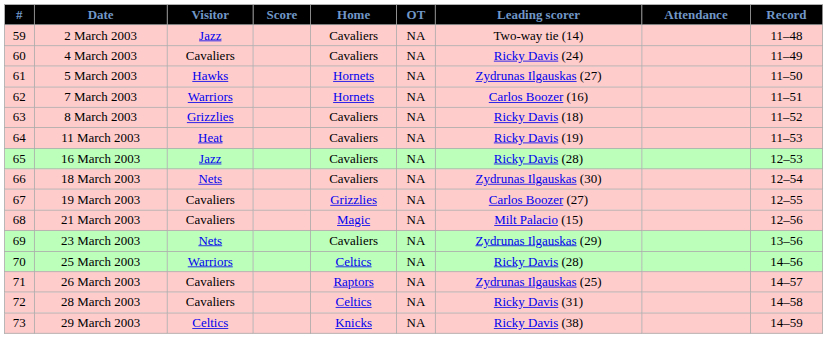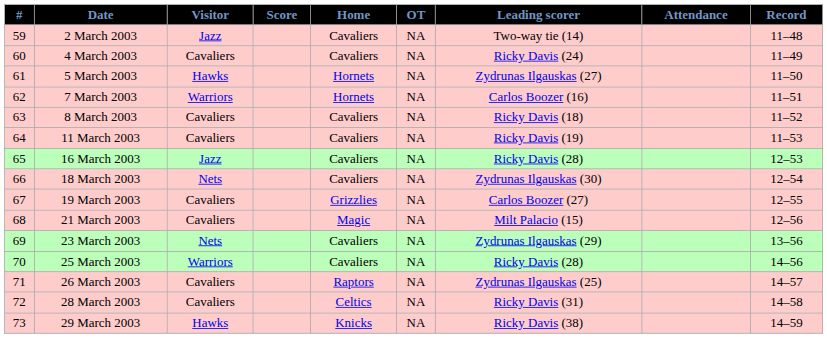(210, 117) Grizzlies -> (210, 117) Cavaliers
(210, 138) Heat -> (210, 138) Cavaliers
(354, 261) Celtics -> (354, 261) Cavaliers
(210, 323) Celtics -> (210, 323) Hawks
